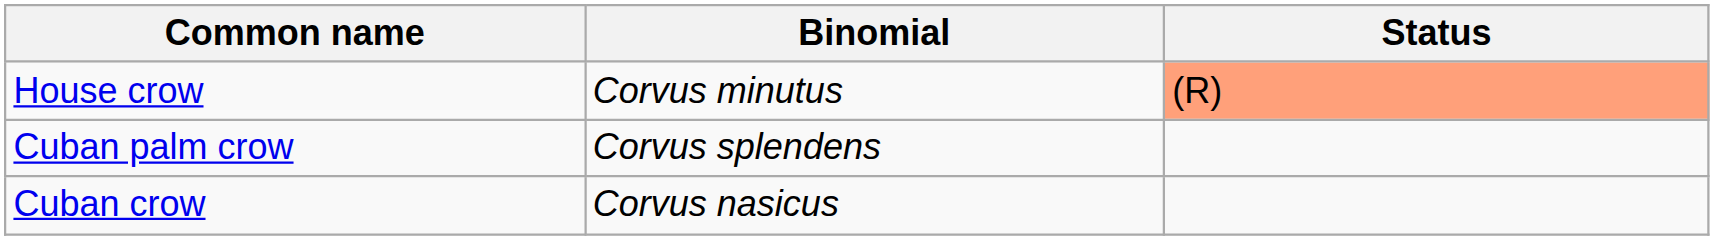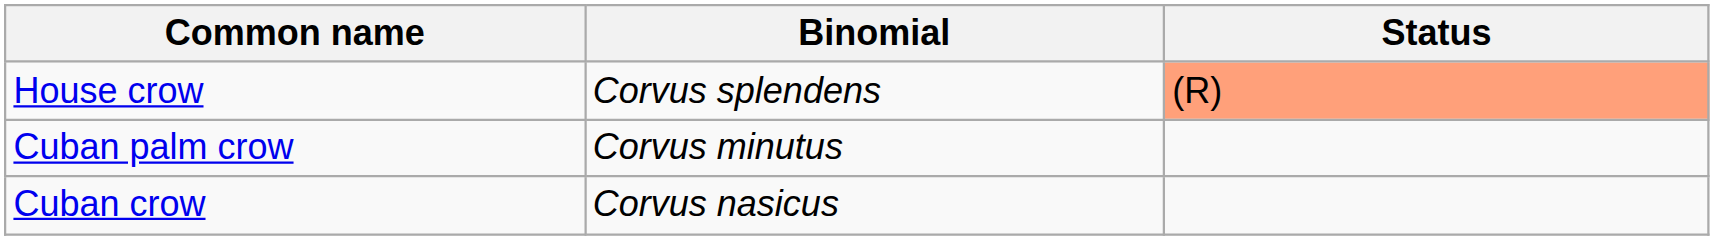(718, 90) Corvus minutus -> (737, 90) Corvus splendens
(737, 147) Corvus splendens -> (718, 147) Corvus minutus
